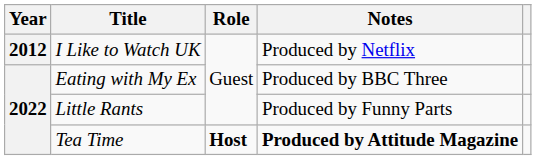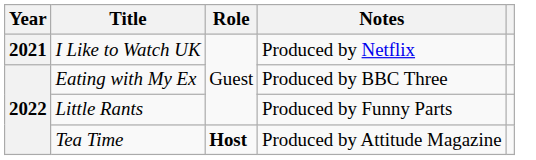(28, 49) 2012 -> (28, 49) 2021
(390, 139) bold -> (382, 139) normal
